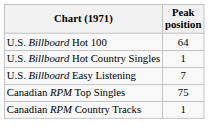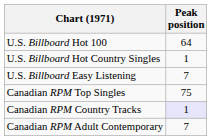(183, 110) no background -> (186, 110) lavender background
+ row: (85, 127)
